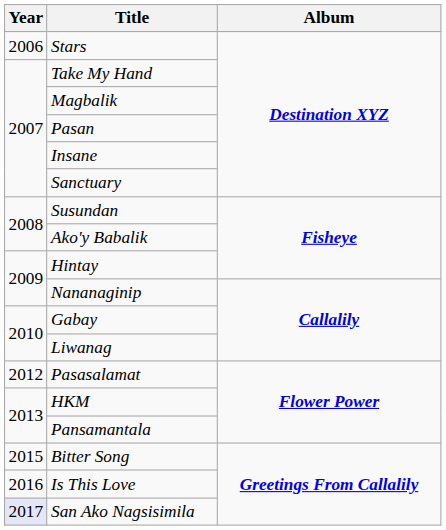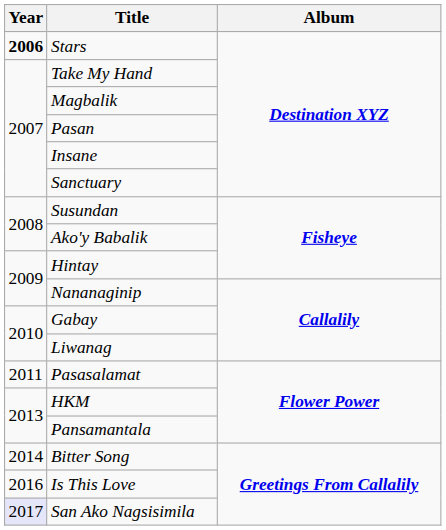(26, 45) normal -> (26, 45) bold
(26, 374) 2012 -> (26, 374) 2011
(26, 456) 2015 -> (26, 456) 2014
